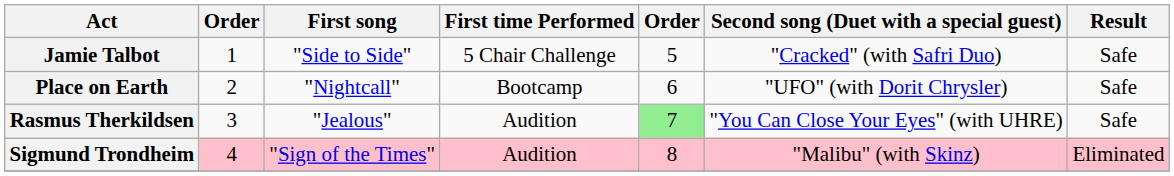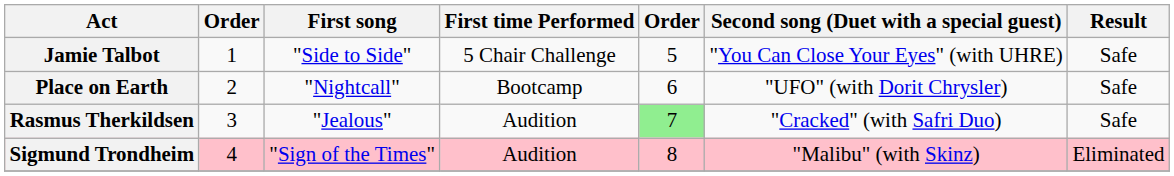(886, 54) "Cracked" (with Safri Duo) -> (886, 54) "You Can Close Your Eyes" (with UHRE)
(886, 120) "You Can Close Your Eyes" (with UHRE) -> (886, 120) "Cracked" (with Safri Duo)
